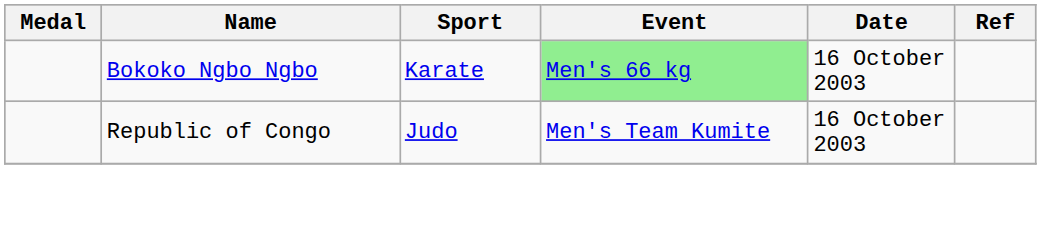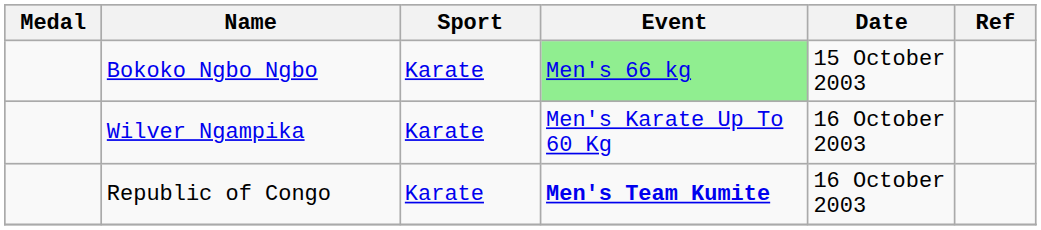(879, 71) 16 October 2003 -> (879, 71) 15 October 2003
+ row: (206, 132)
(431, 132) Judo -> (444, 194) Karate
(658, 132) normal -> (658, 194) bold
